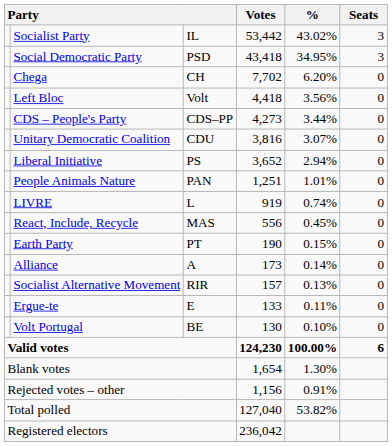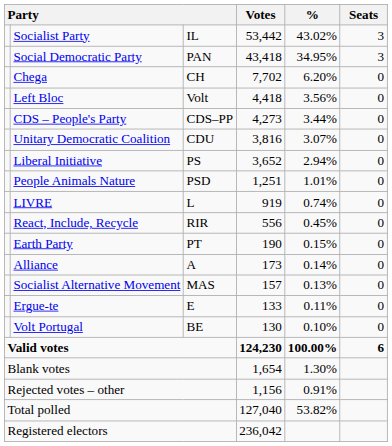(198, 56) PSD -> (199, 56) PAN
(199, 181) PAN -> (198, 181) PSD
(201, 222) MAS -> (197, 222) RIR
(197, 285) RIR -> (201, 285) MAS
